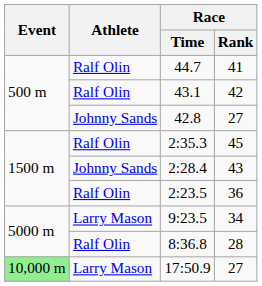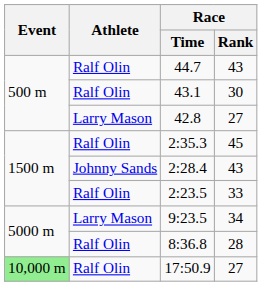(236, 67) 41 -> (236, 67) 43
(236, 93) 42 -> (236, 93) 30
(115, 118) Johnny Sands -> (113, 118) Larry Mason
(236, 193) 36 -> (236, 193) 33
(113, 269) Larry Mason -> (102, 269) Ralf Olin
